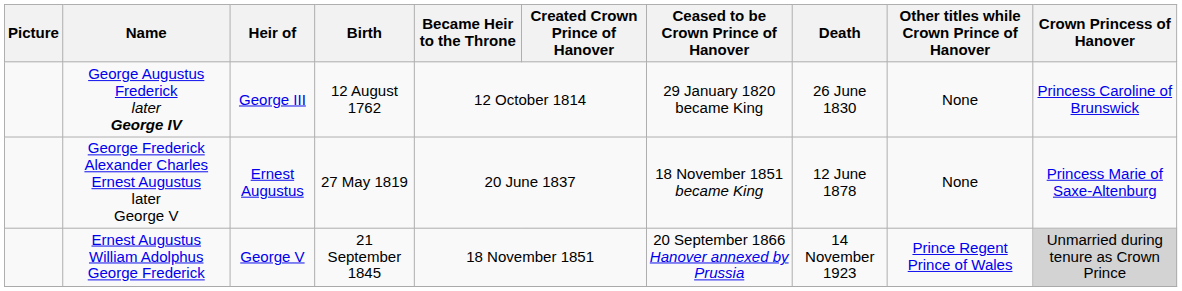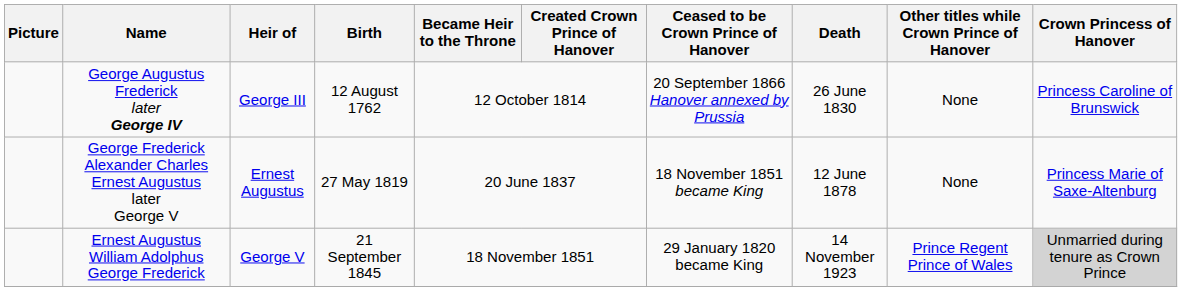(719, 99) 29 January 1820 became King -> (719, 99) 20 September 1866 Hanover annexed by Prussia
(719, 257) 20 September 1866 Hanover annexed by Prussia -> (719, 257) 29 January 1820 became King
